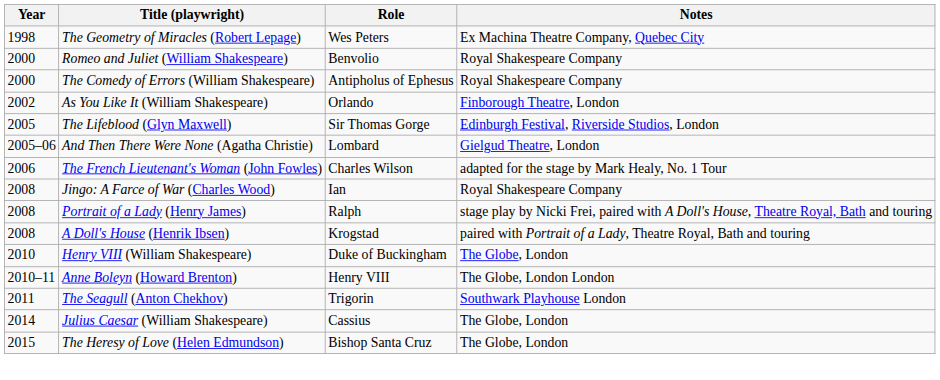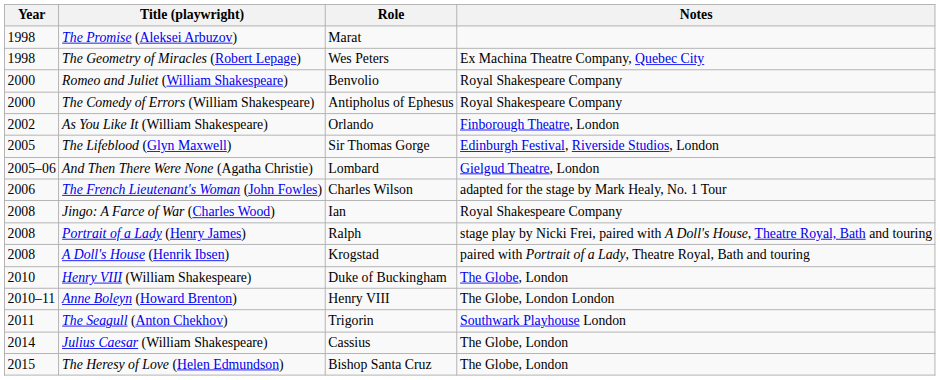+ row: (150, 37)
